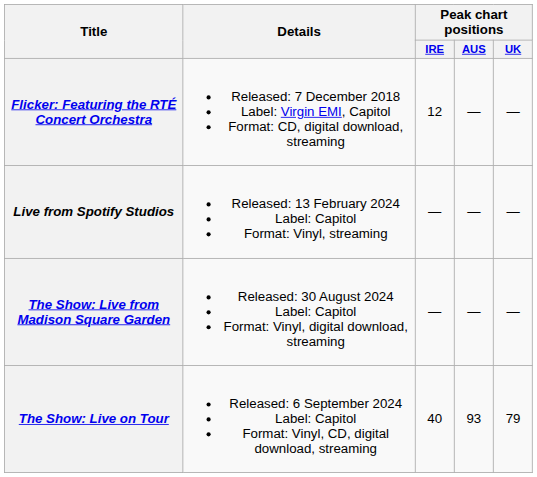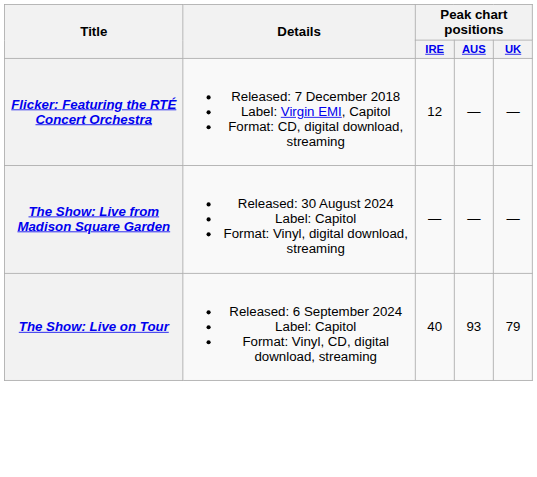- row: (94, 211)
